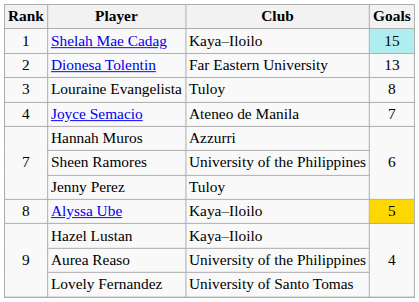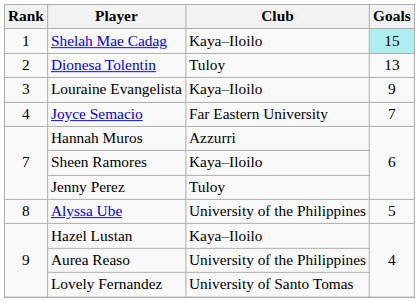(259, 65) Far Eastern University -> (207, 65) Tuloy
(207, 89) Tuloy -> (226, 89) Kaya–Iloilo
(392, 89) 8 -> (392, 89) 9
(244, 114) Ateneo de Manila -> (259, 114) Far Eastern University
(278, 162) University of the Philippines -> (226, 162) Kaya–Iloilo
(226, 211) Kaya–Iloilo -> (278, 211) University of the Philippines
(392, 211) gold background -> (392, 211) no background
